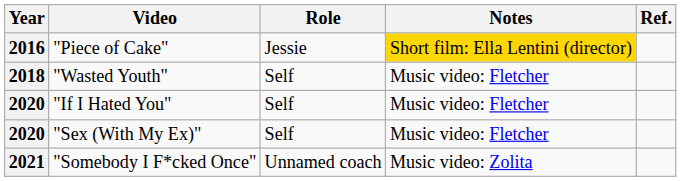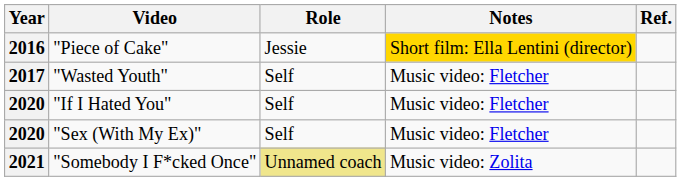(27, 76) 2018 -> (27, 76) 2017
(323, 162) no background -> (323, 162) khaki background
